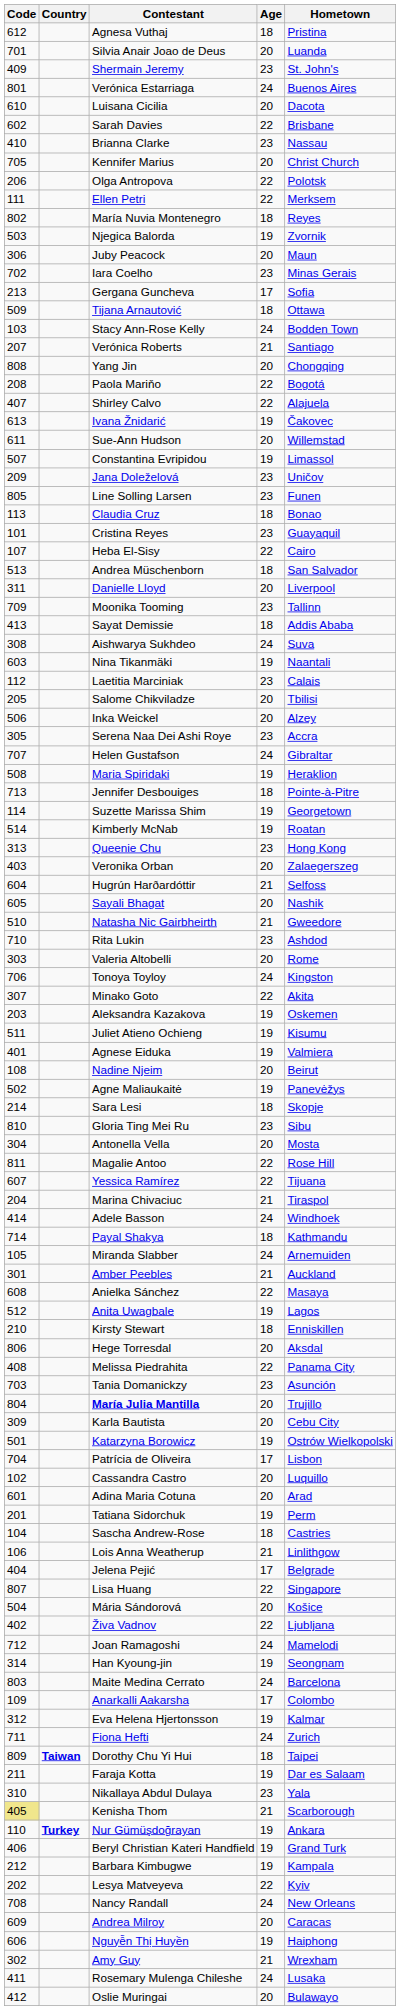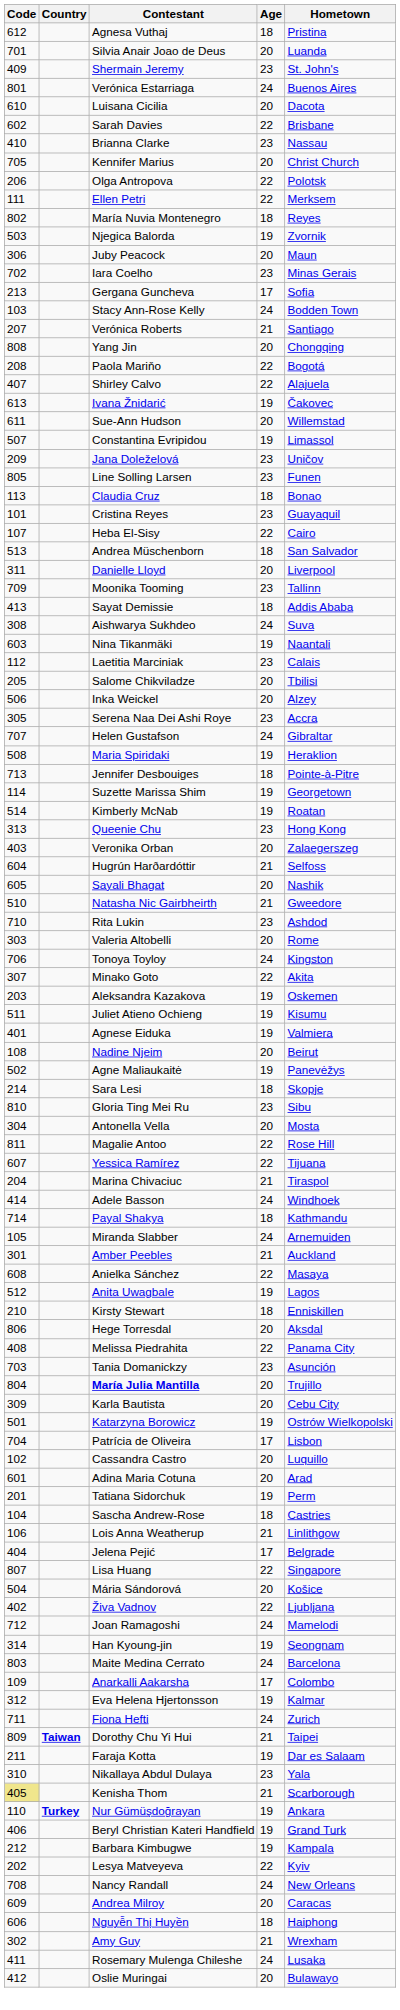- row: (137, 310)
(266, 1755) 18 -> (266, 1737) 21
(266, 1941) 19 -> (266, 1922) 18
